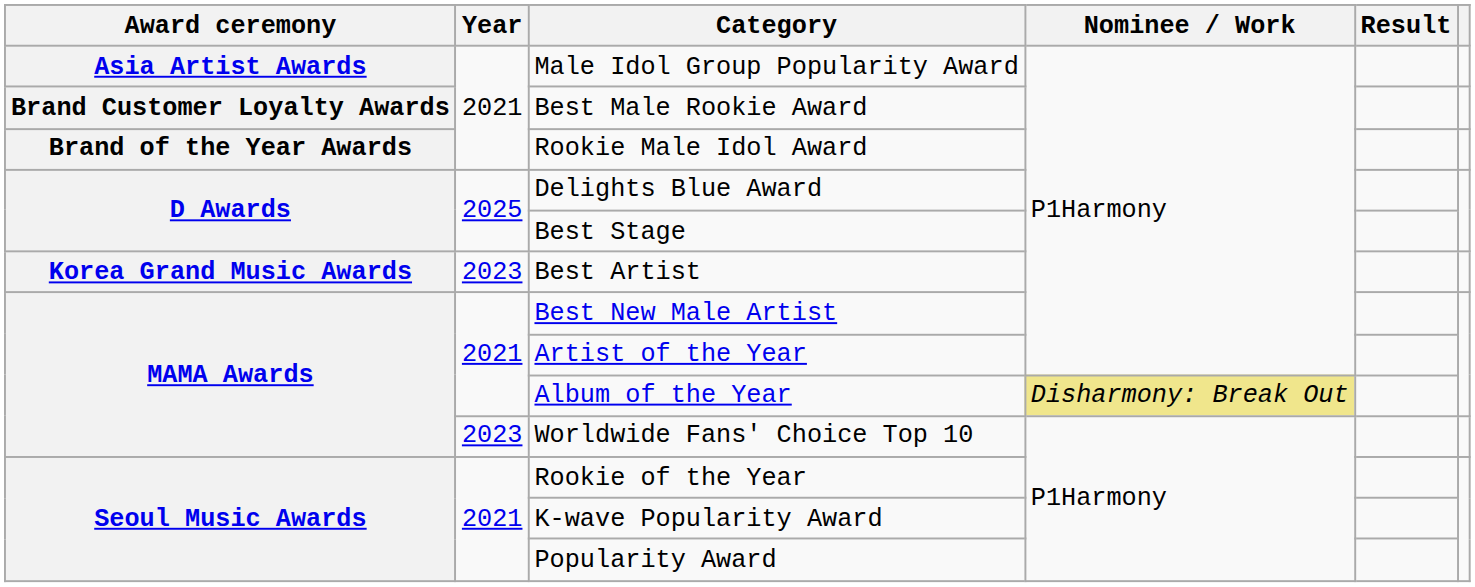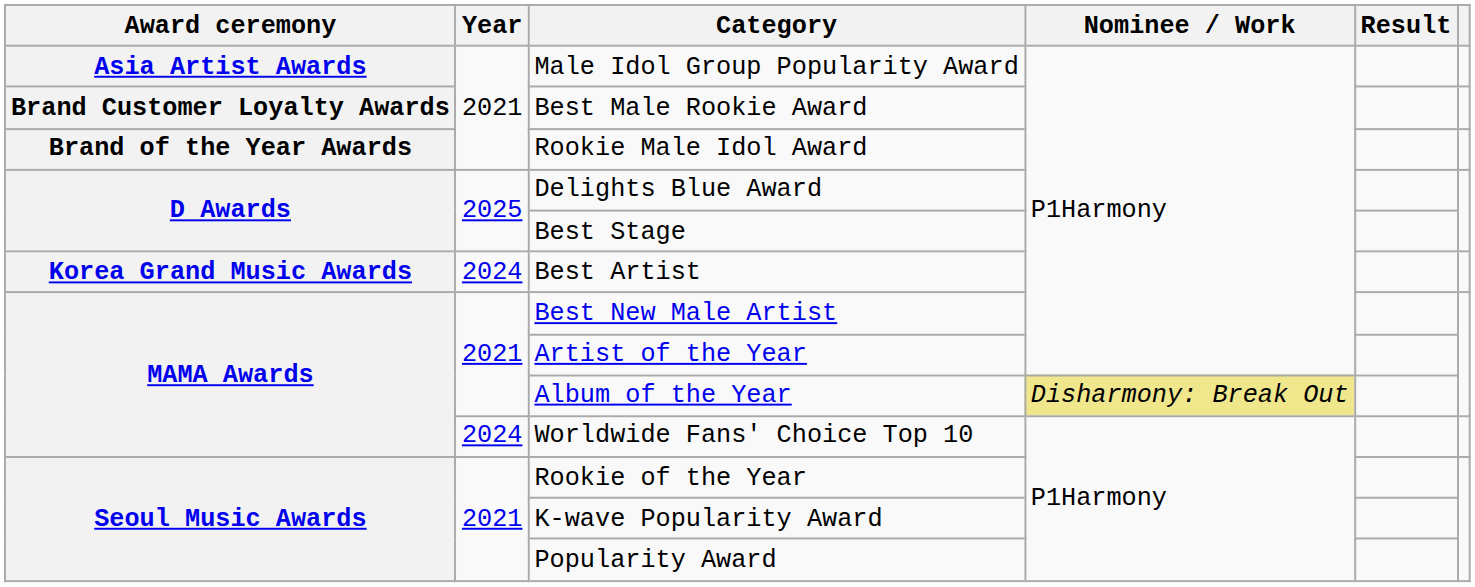(492, 272) 2023 -> (492, 272) 2024
(492, 437) 2023 -> (492, 437) 2024
